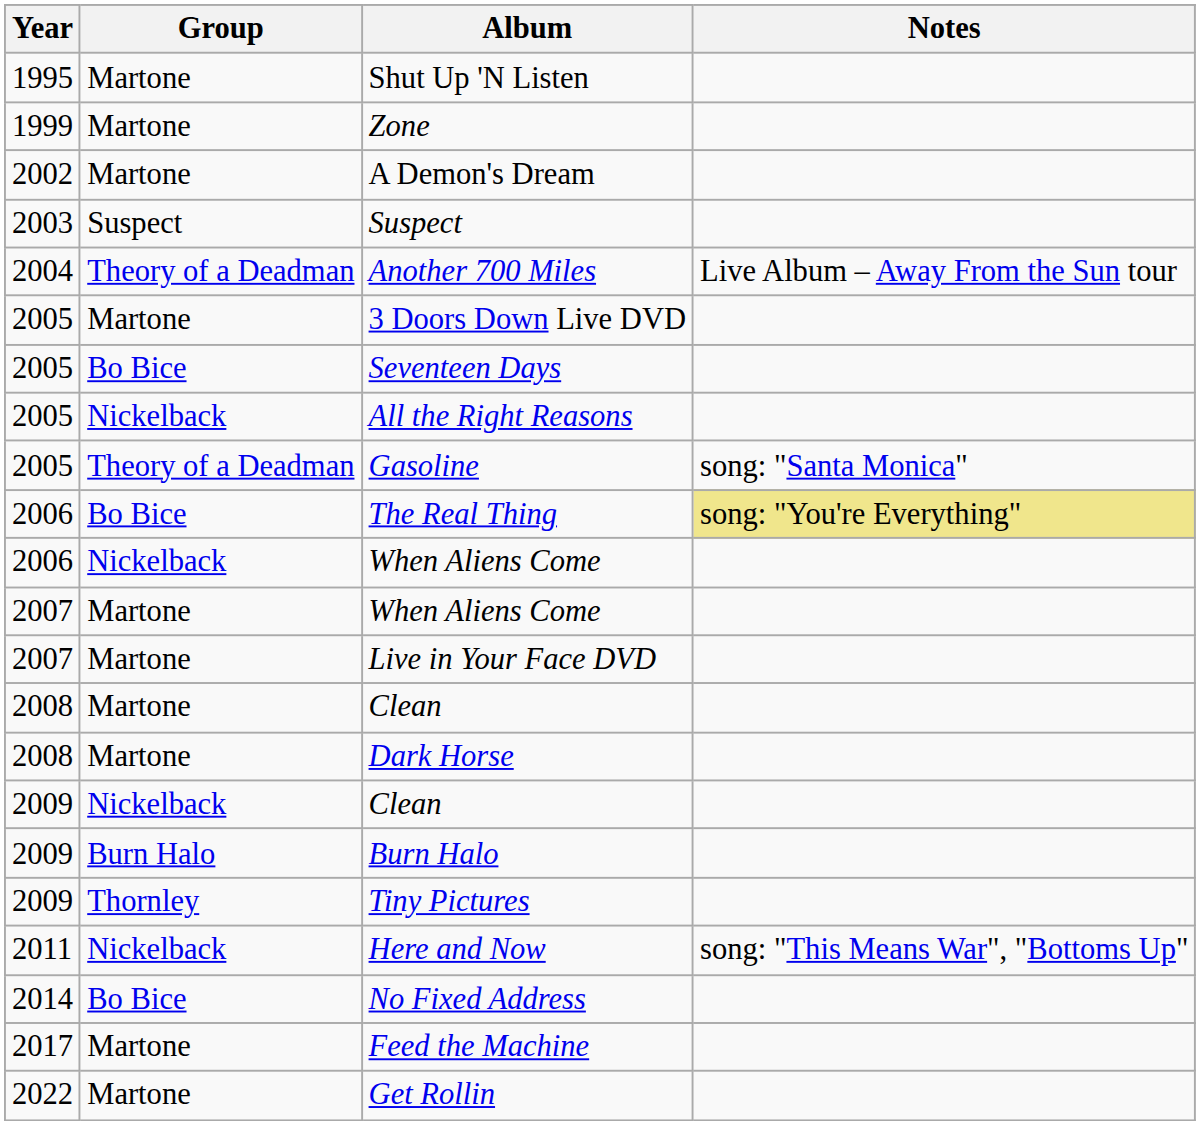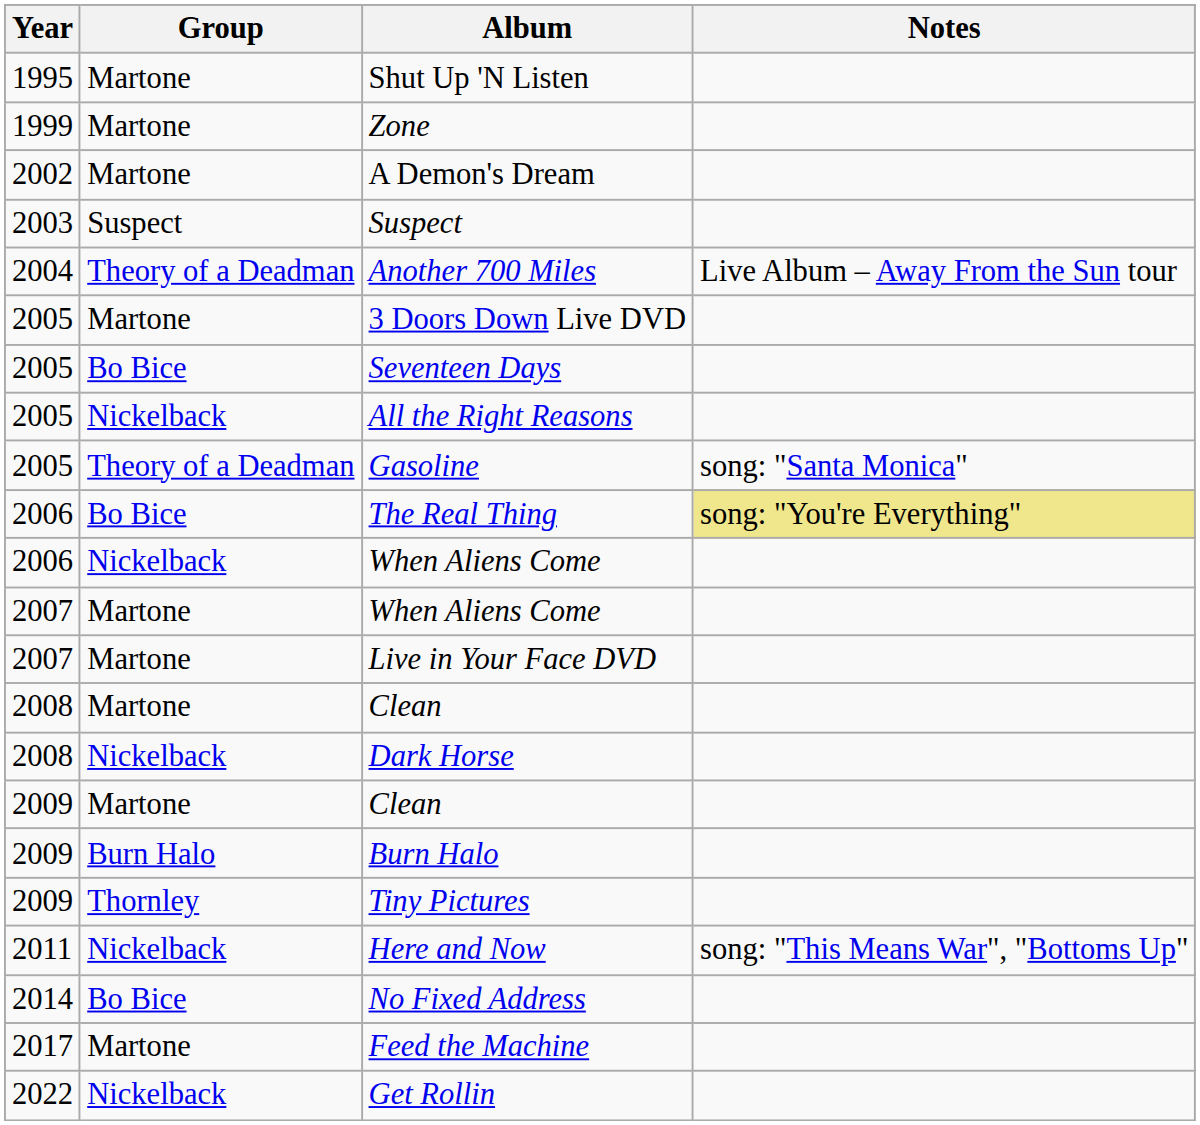(139, 755) Martone -> (157, 755) Nickelback
(157, 804) Nickelback -> (139, 804) Martone
(139, 1094) Martone -> (157, 1094) Nickelback
